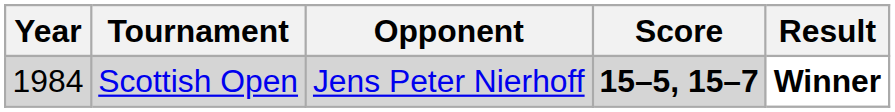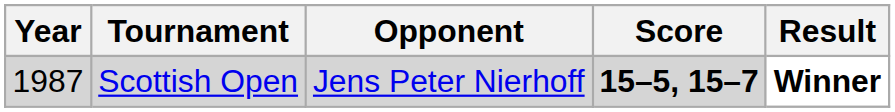(48, 81) 1984 -> (48, 81) 1987
